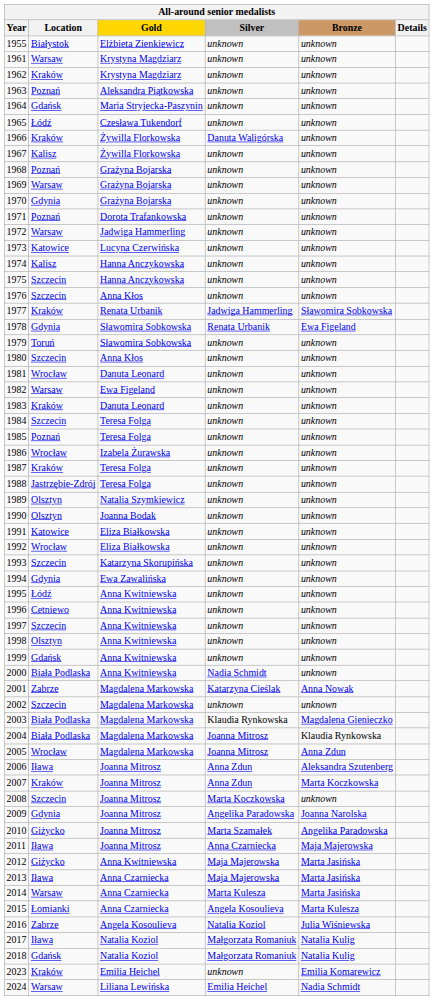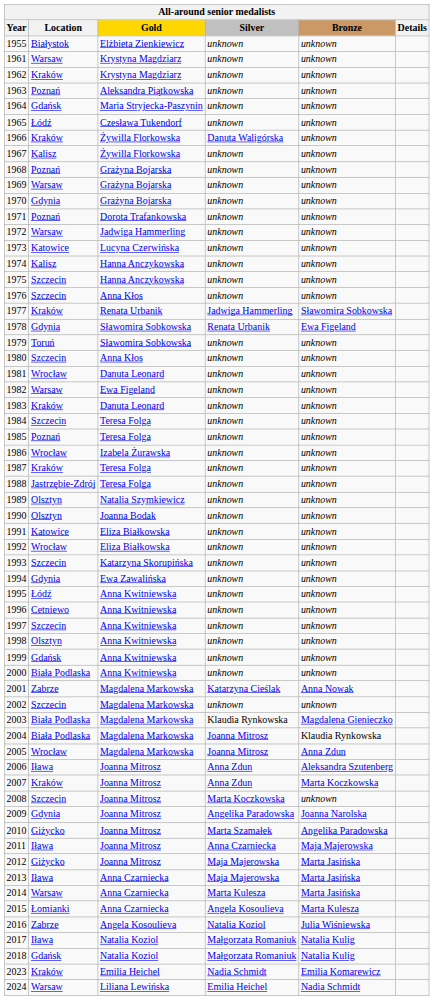(237, 673) Nadia Schmidt -> (225, 673) unknown
(138, 861) Anna Kwitniewska -> (130, 861) Joanna Mitrosz
(225, 972) unknown -> (237, 972) Nadia Schmidt
